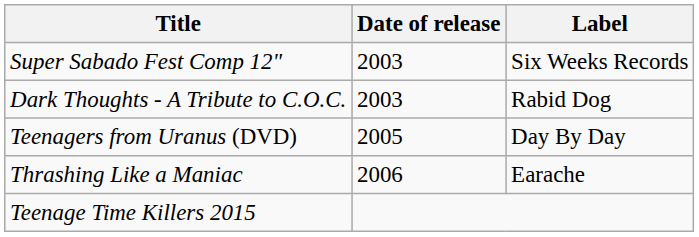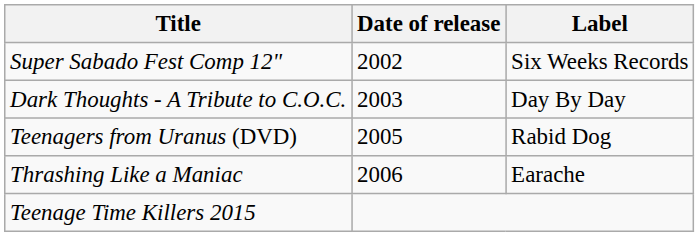(380, 61) 2003 -> (380, 61) 2002
(561, 99) Rabid Dog -> (568, 99) Day By Day
(568, 137) Day By Day -> (561, 137) Rabid Dog
